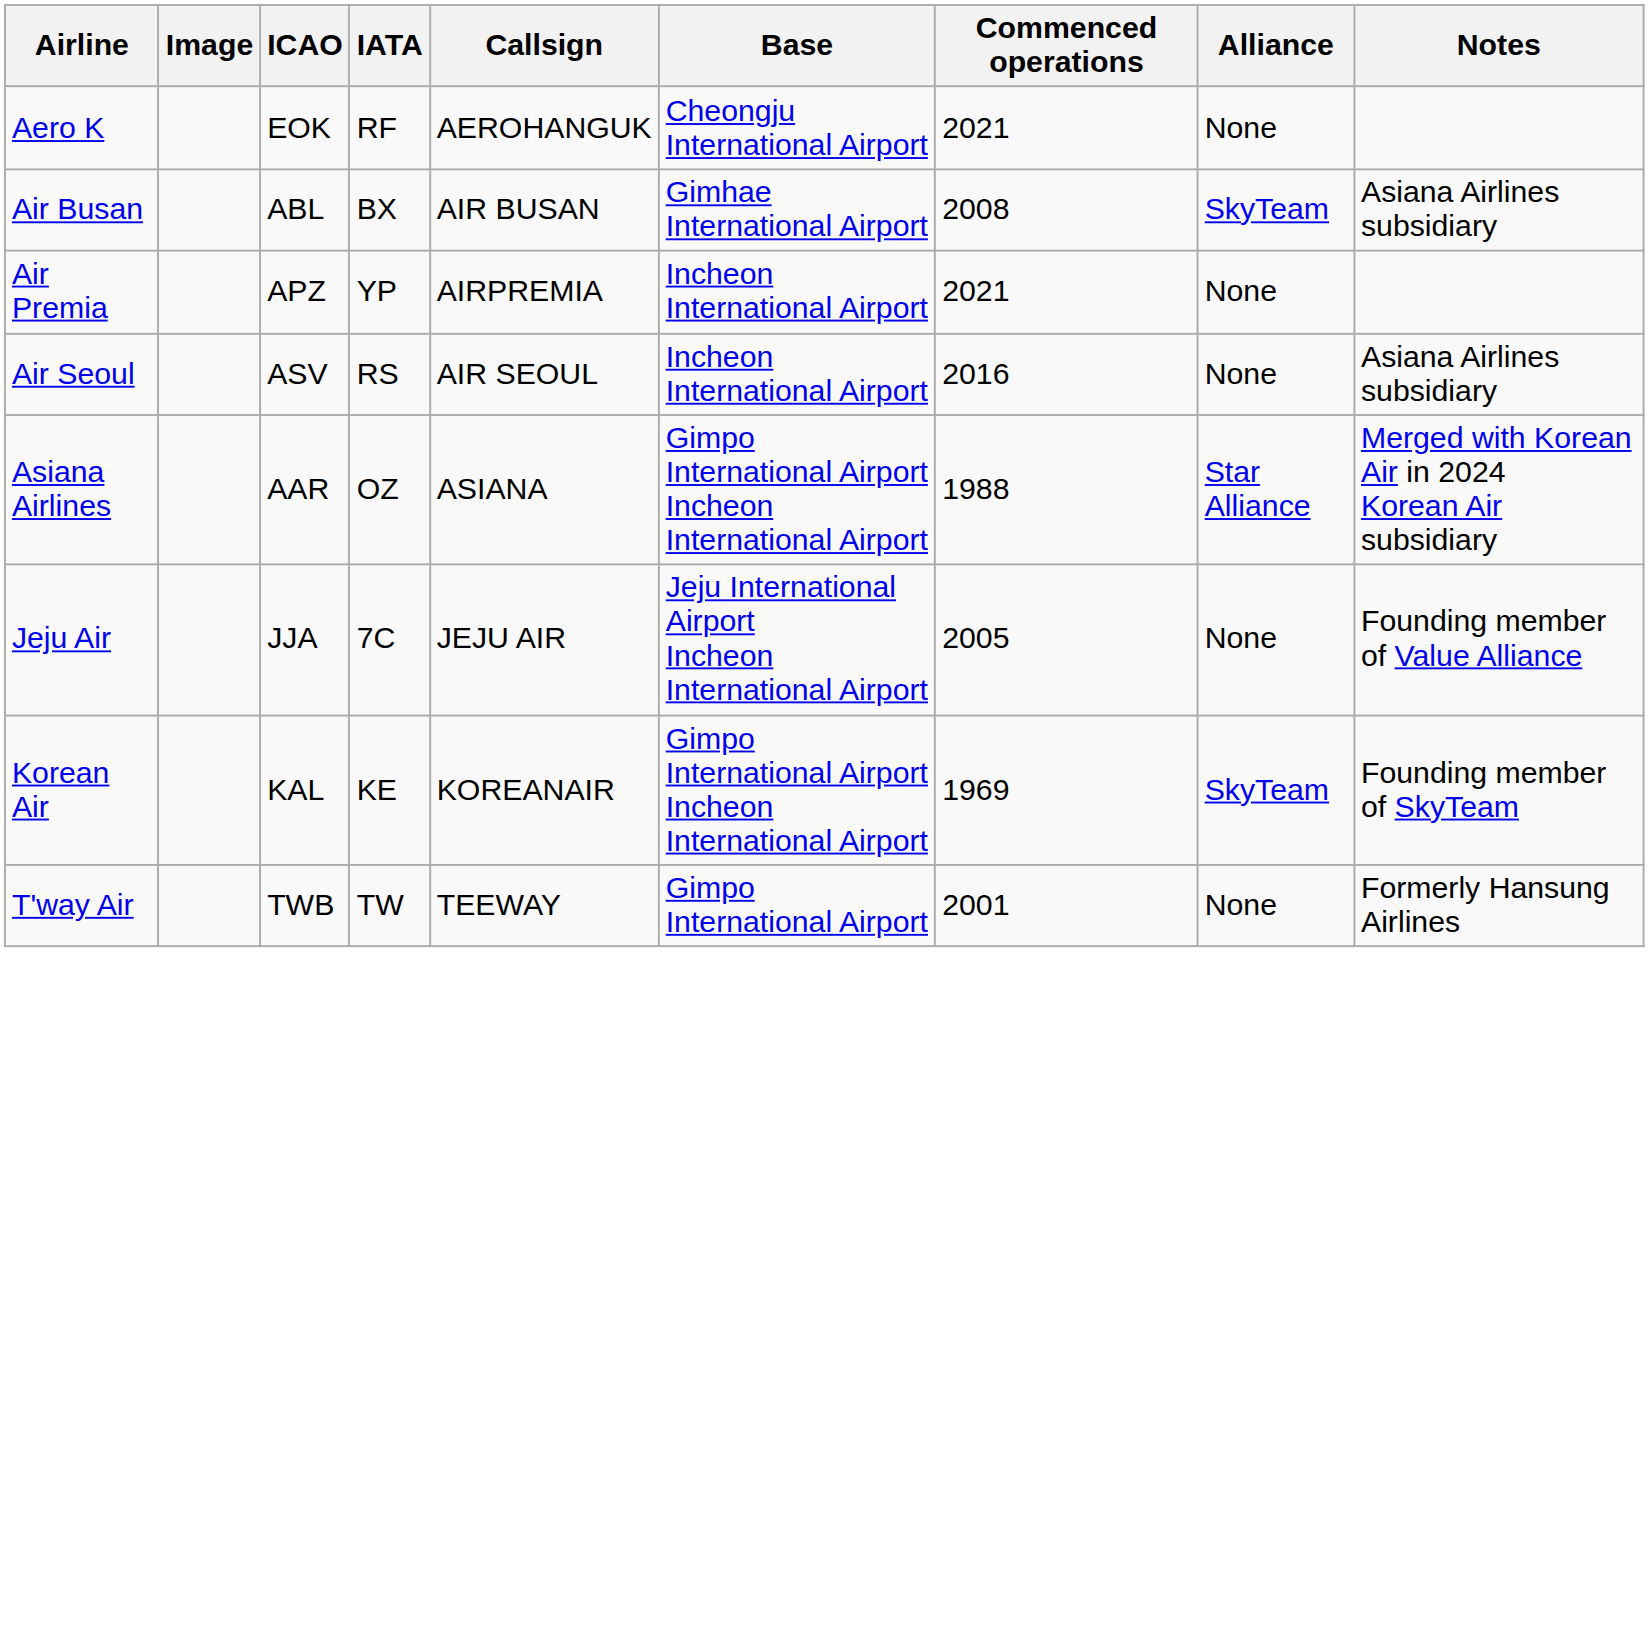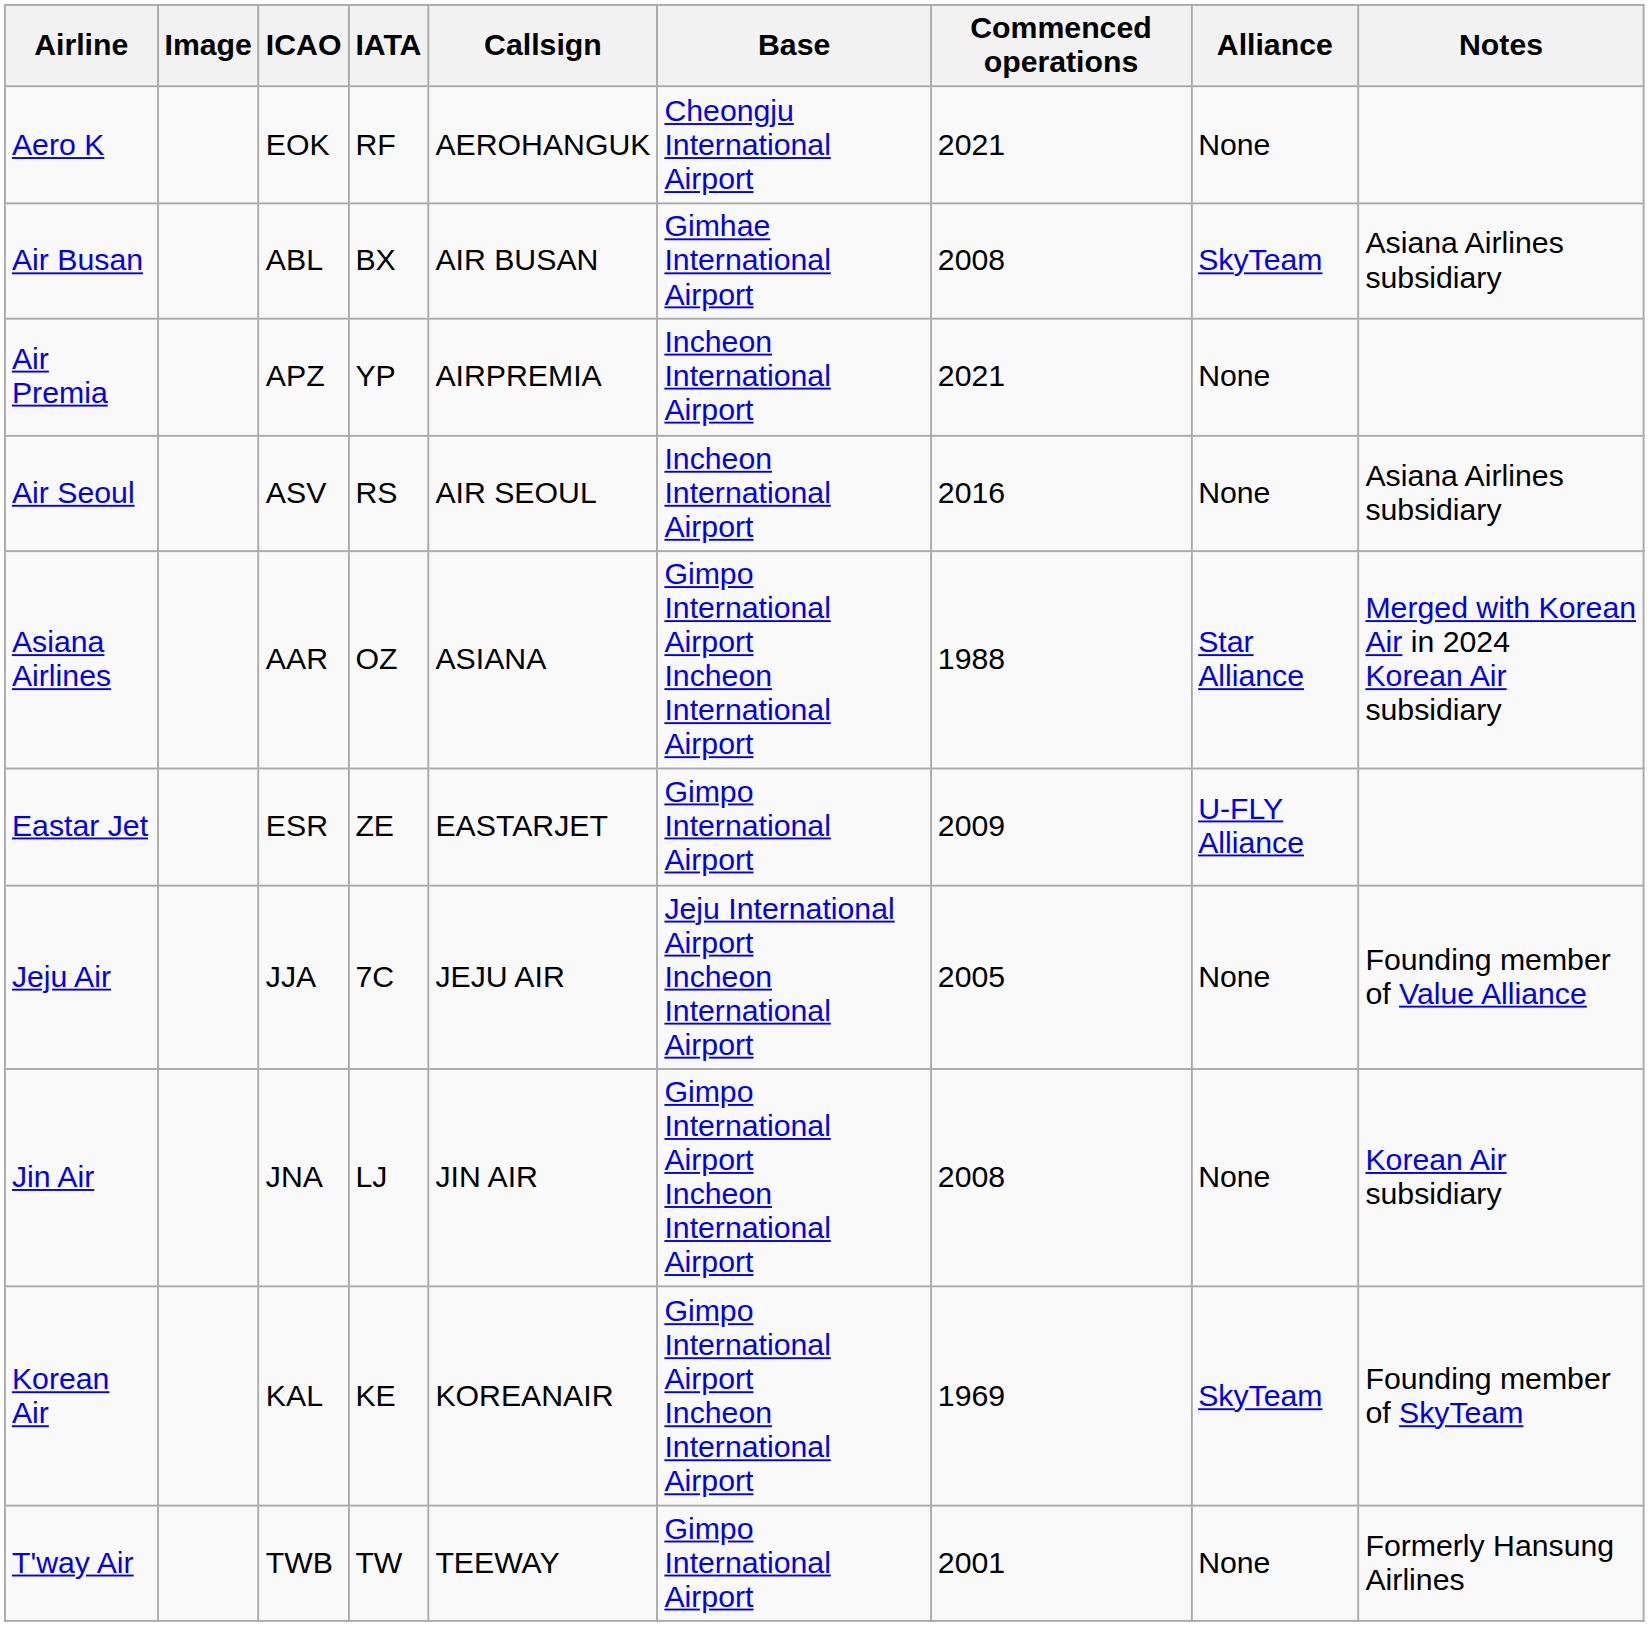+ row: (80, 826)
+ row: (53, 1177)
